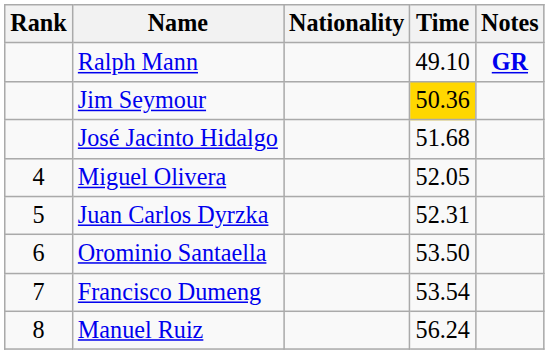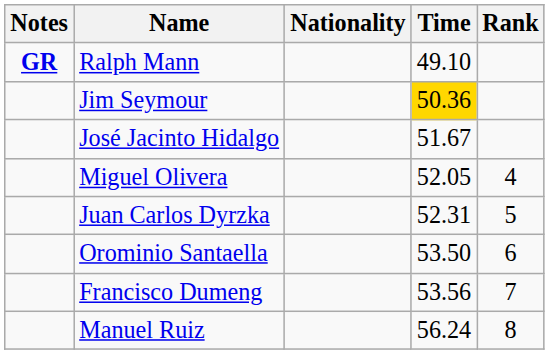columns swapped: (39, 23) <-> (510, 23)
(443, 138) 51.68 -> (444, 138) 51.67
(443, 291) 53.54 -> (444, 291) 53.56
